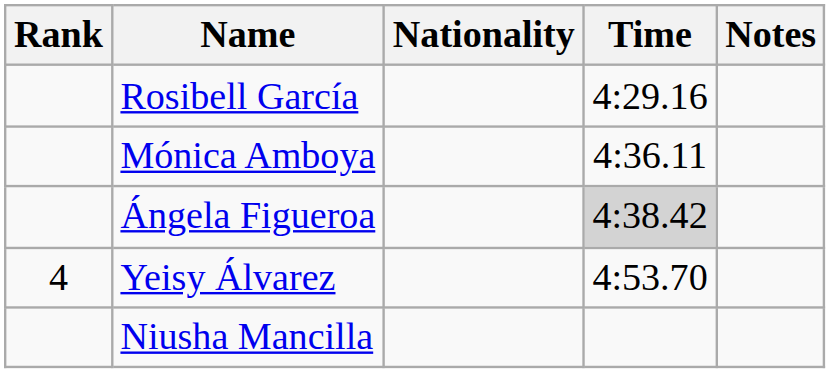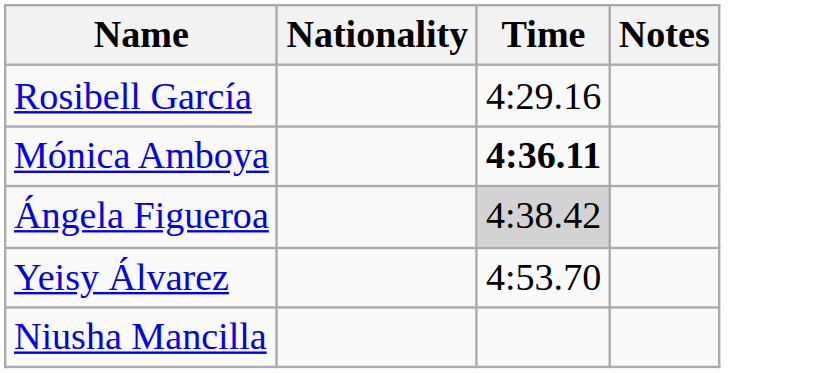- column: (58, 34)
(650, 155) normal -> (544, 155) bold
